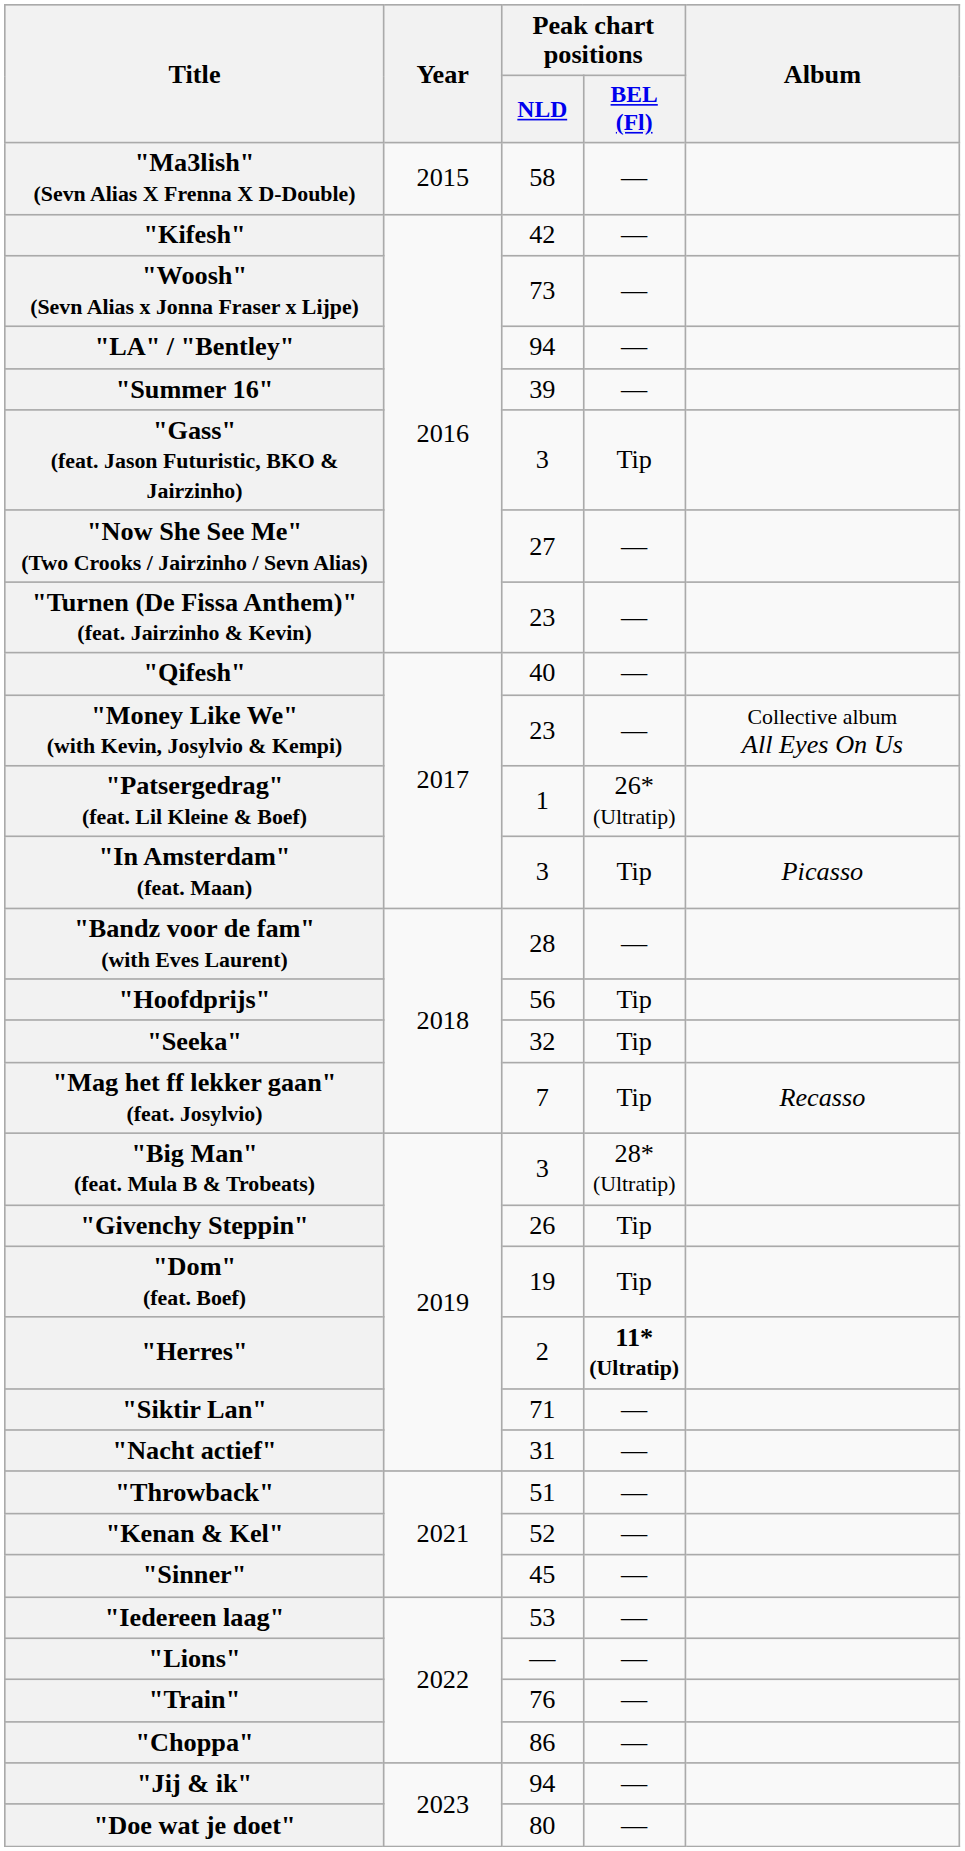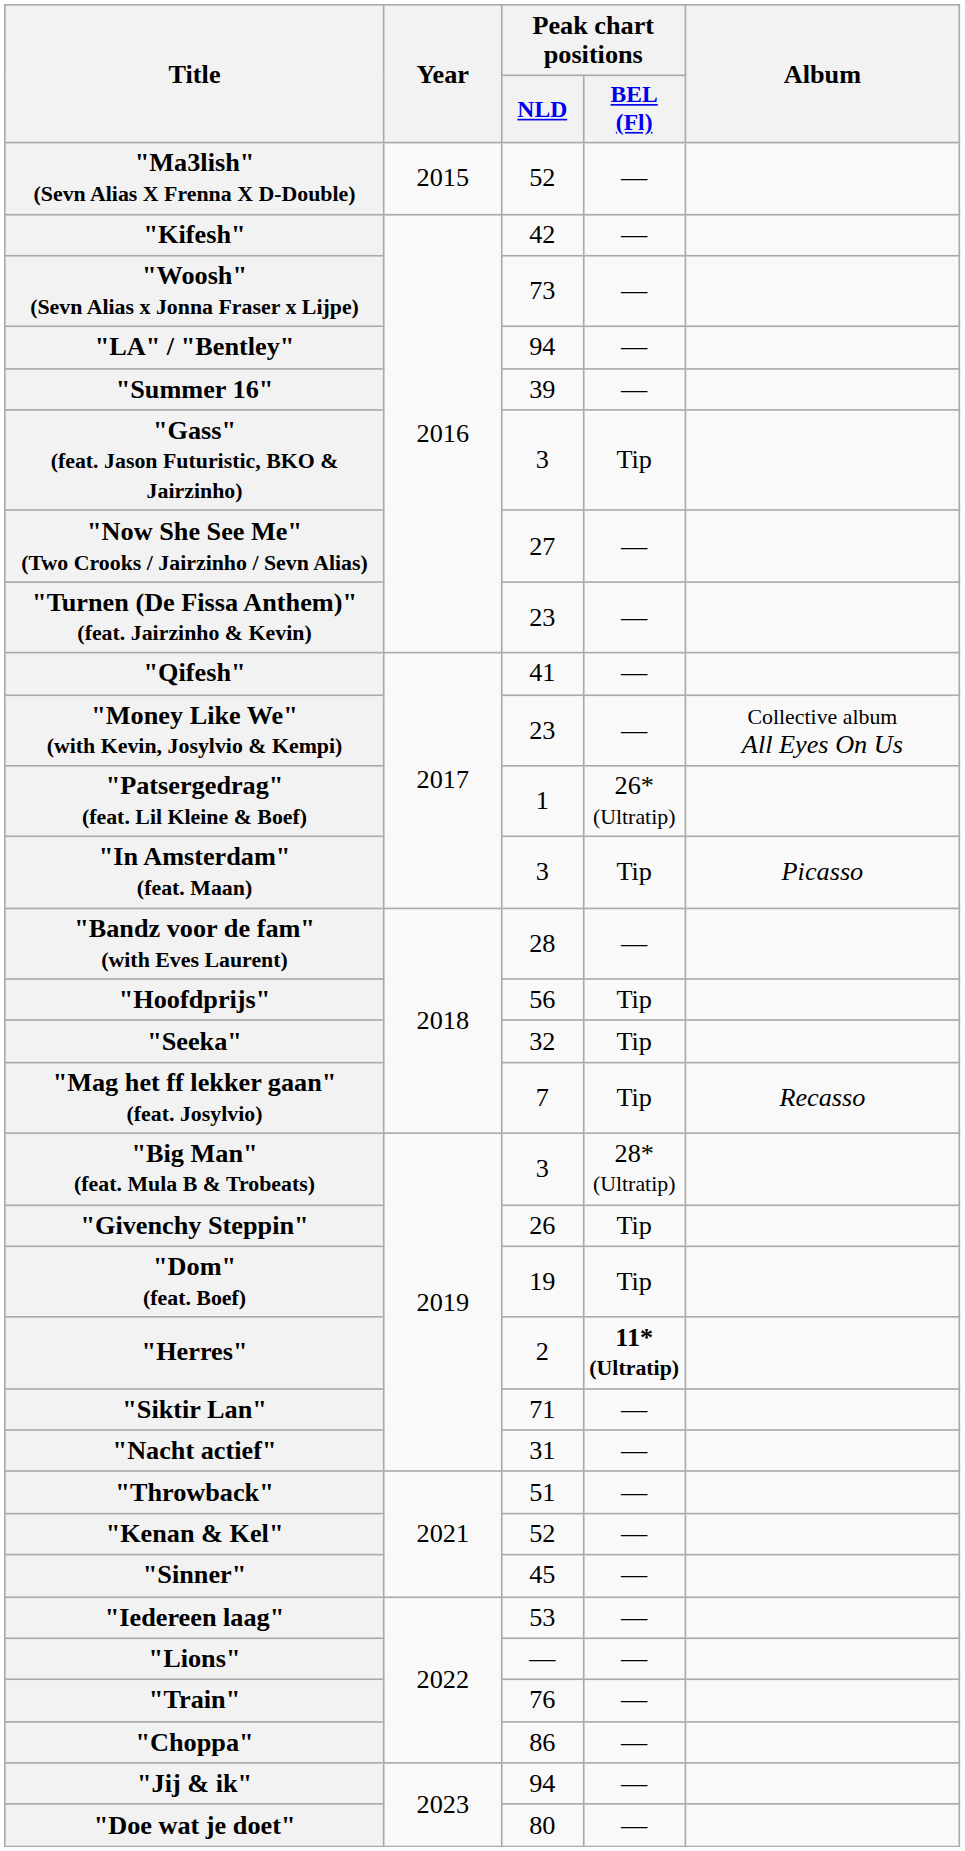(542, 178) 58 -> (542, 178) 52
(542, 673) 40 -> (542, 673) 41
